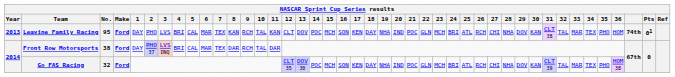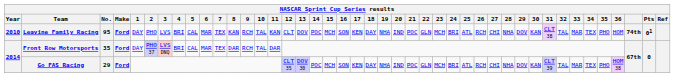(13, 32) 2013 -> (13, 32) 2010
(107, 48) 38 -> (107, 48) 35
(107, 64) 32 -> (107, 64) 29
